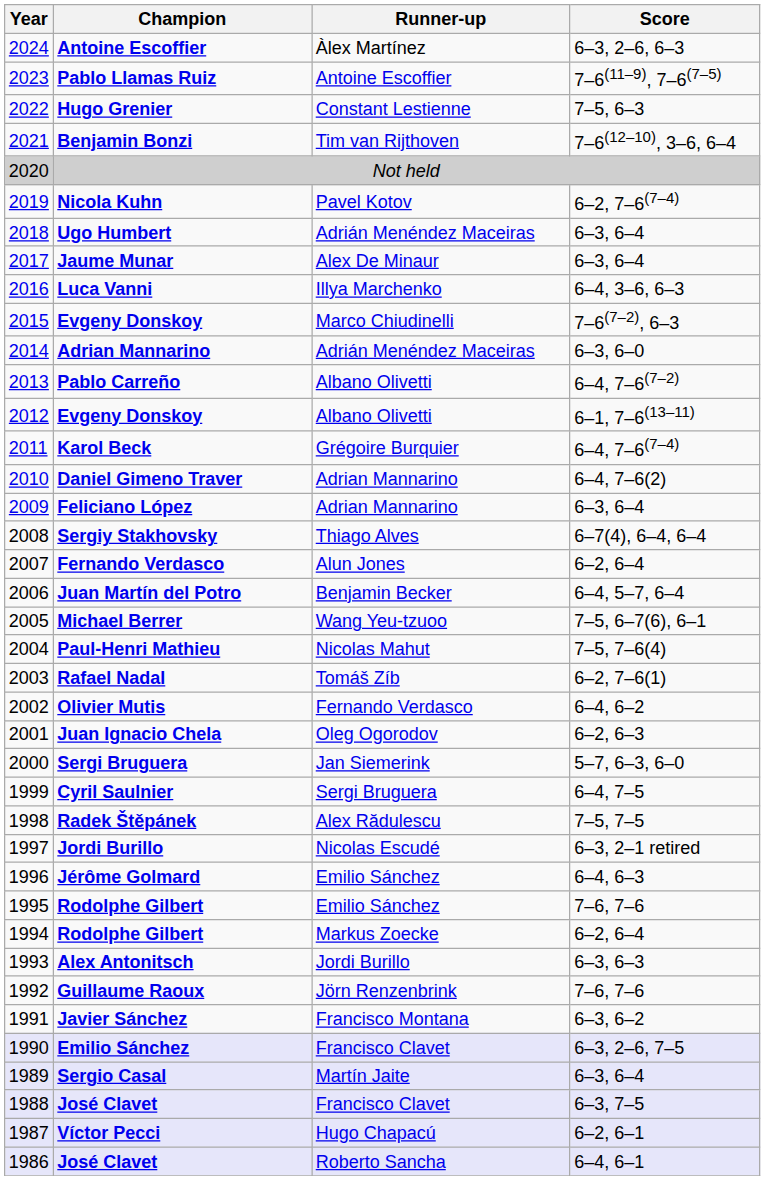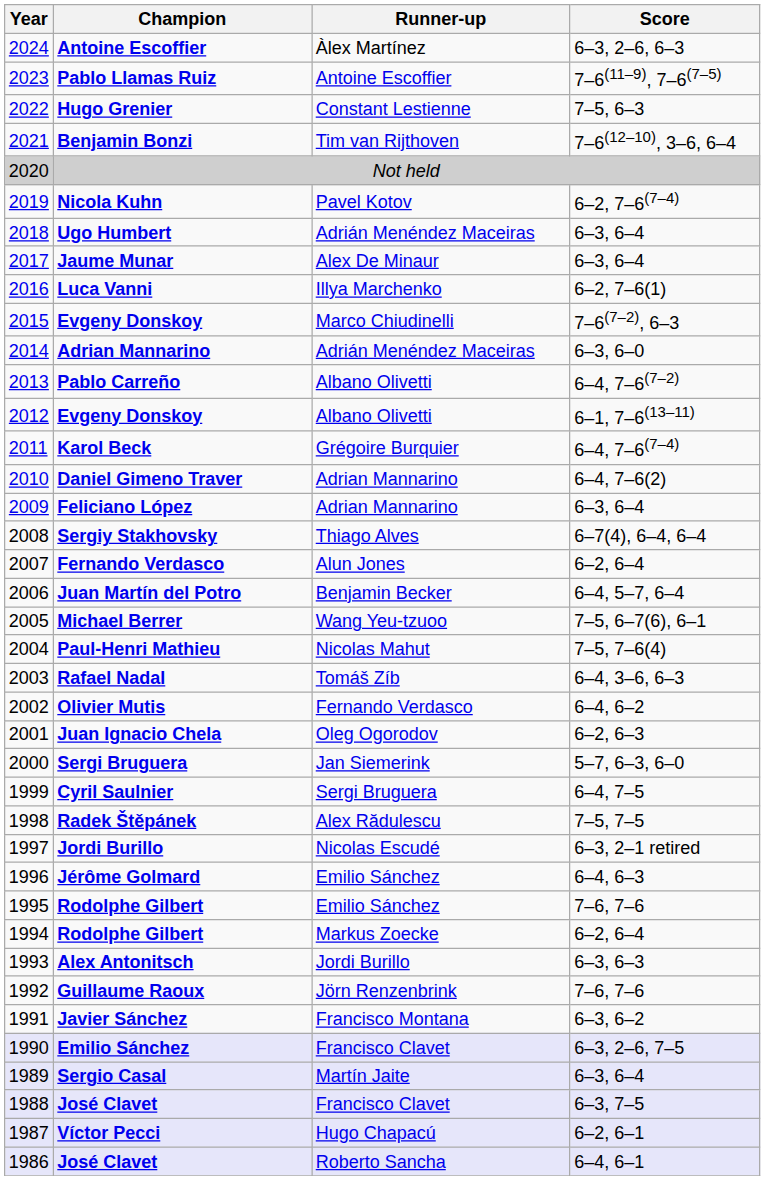(629, 289) 6–4, 3–6, 6–3 -> (620, 289) 6–2, 7–6(1)
(620, 678) 6–2, 7–6(1) -> (629, 678) 6–4, 3–6, 6–3
